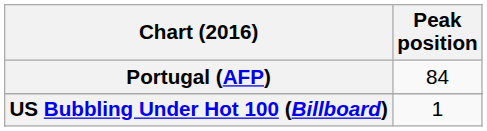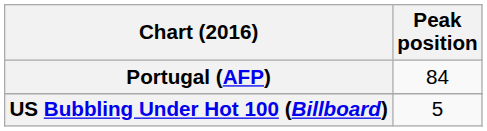(437, 109) 1 -> (437, 109) 5
